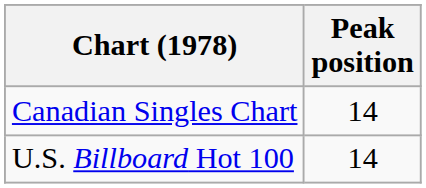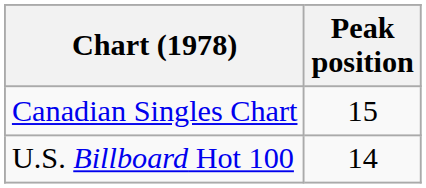(363, 110) 14 -> (363, 110) 15
